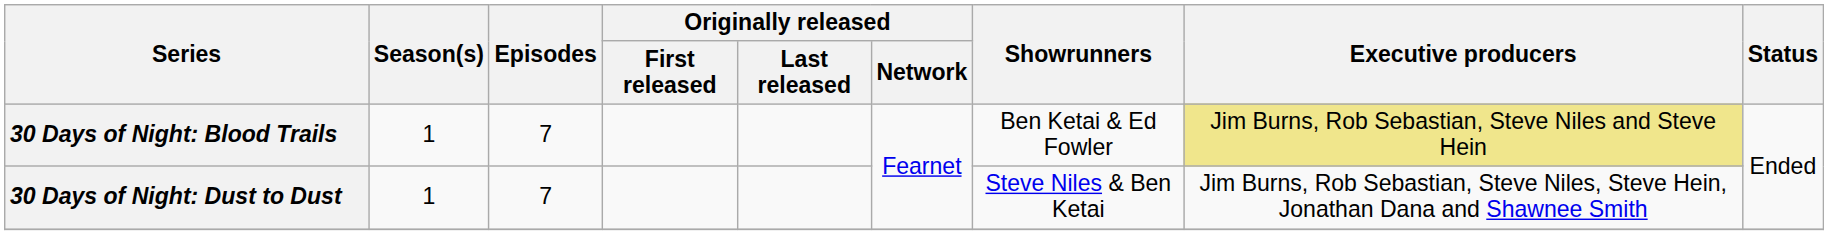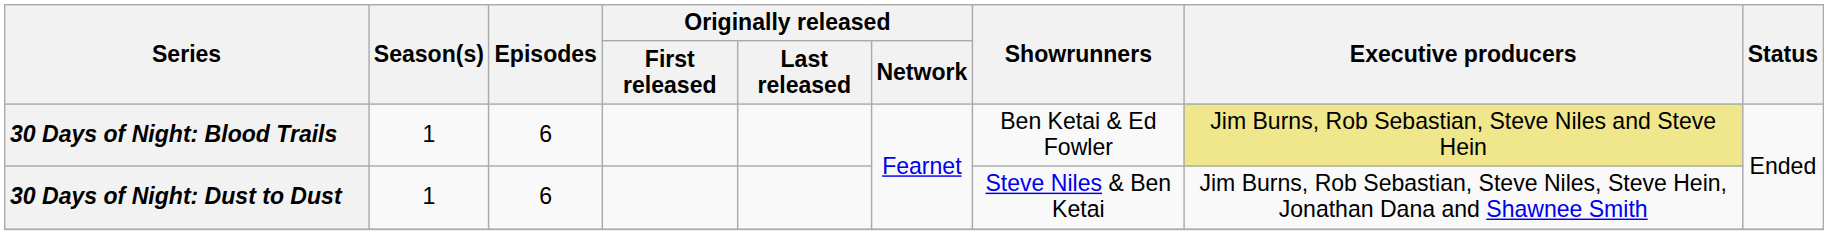(546, 134) 7 -> (546, 134) 6
(546, 197) 7 -> (546, 197) 6
